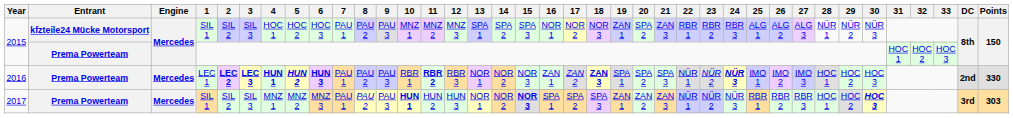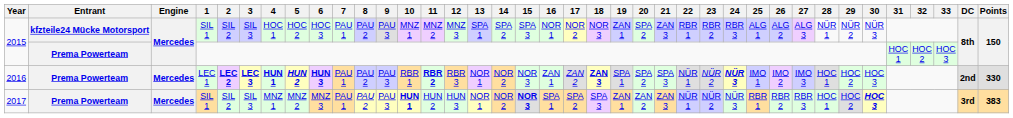(993, 101) 303 -> (993, 101) 383
